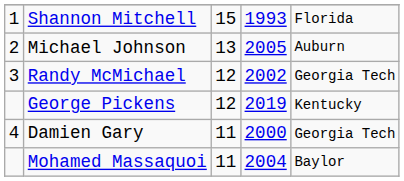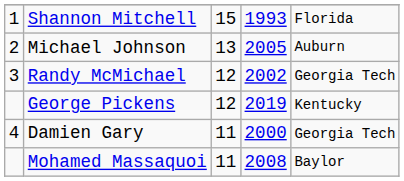(266, 162) 2004 -> (266, 162) 2008
